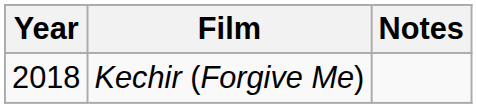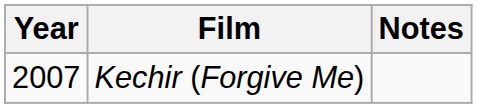(46, 77) 2018 -> (46, 77) 2007
